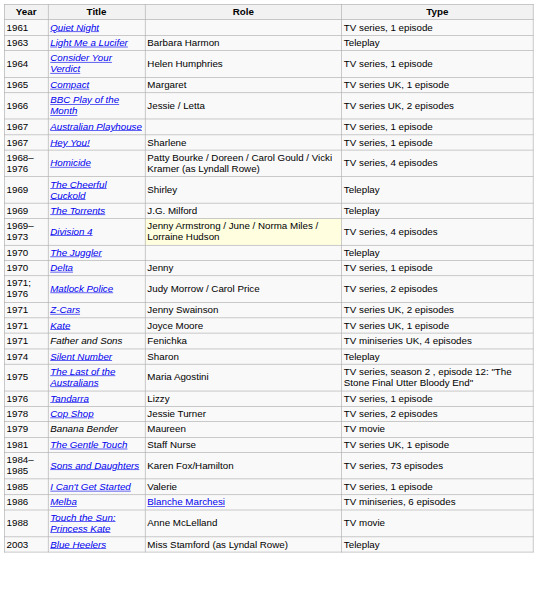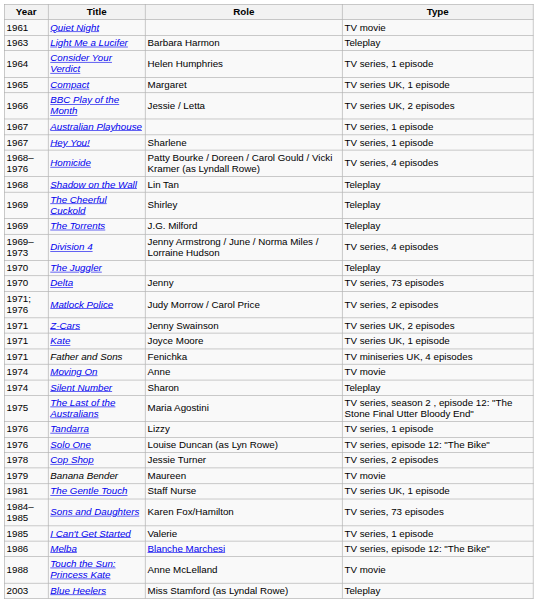(388, 27) TV series, 1 episode -> (365, 27) TV movie
+ row: (94, 184)
(233, 231) lightyellow background -> (233, 247) no background
(388, 268) TV series, 1 episode -> (394, 283) TV series, 73 episodes
+ row: (74, 372)
+ row: (71, 445)
(400, 502) TV miniseries, 6 episodes -> (417, 548) TV series, episode 12: "The Bike"
